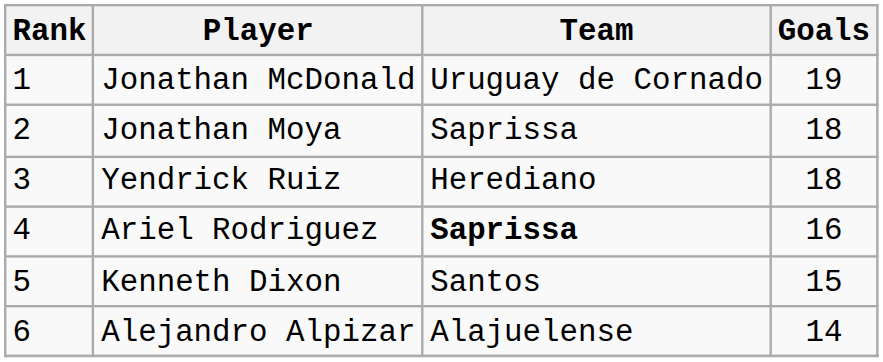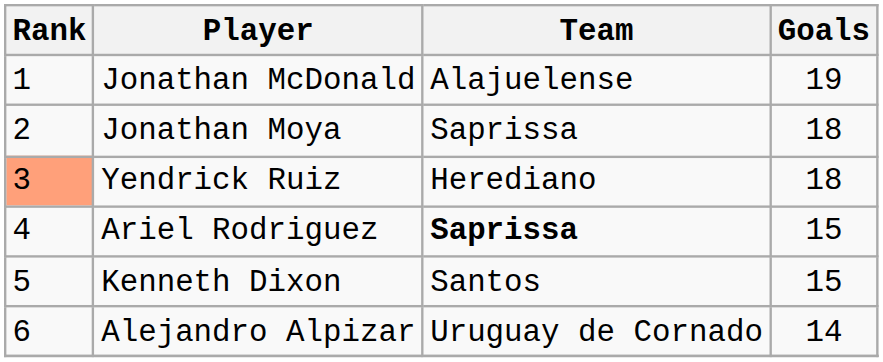(597, 81) Uruguay de Cornado -> (532, 81) Alajuelense
(22, 181) no background -> (22, 181) lightsalmon background
(824, 231) 16 -> (824, 231) 15
(532, 332) Alajuelense -> (597, 332) Uruguay de Cornado
